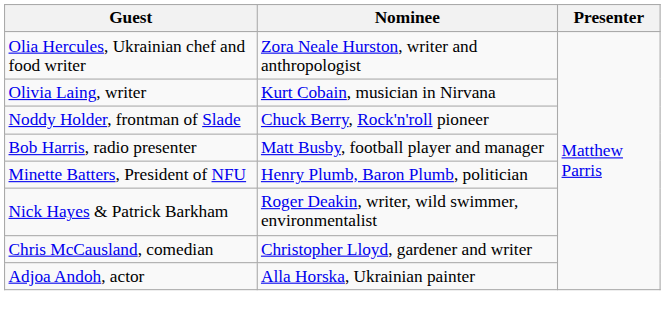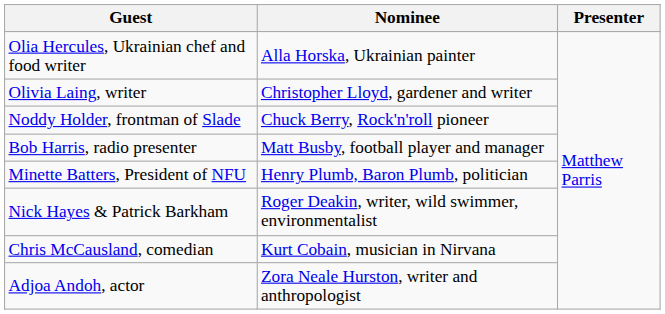(369, 55) Zora Neale Hurston, writer and anthropologist -> (368, 55) Alla Horska, Ukrainian painter
(378, 92) Kurt Cobain, musician in Nirvana -> (396, 92) Christopher Lloyd, gardener and writer
(396, 248) Christopher Lloyd, gardener and writer -> (378, 248) Kurt Cobain, musician in Nirvana
(368, 276) Alla Horska, Ukrainian painter -> (369, 286) Zora Neale Hurston, writer and anthropologist
